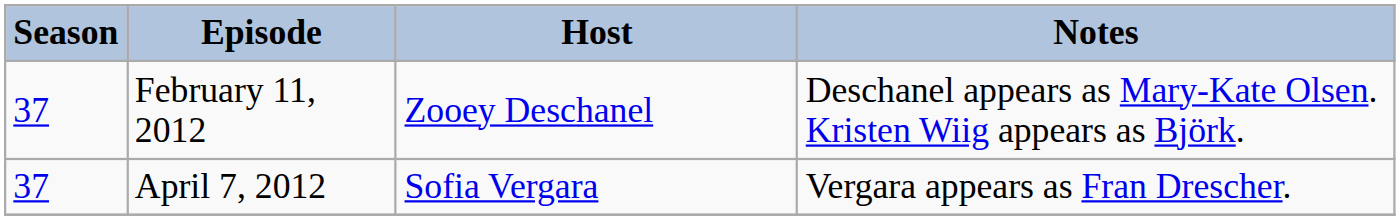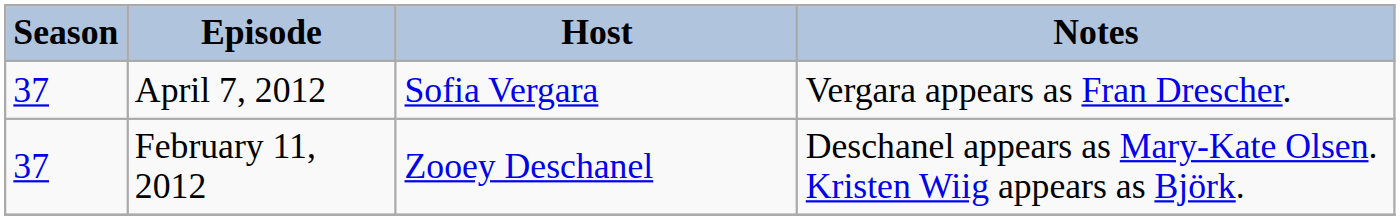rows swapped: (225, 109) <-> (231, 186)
